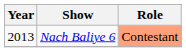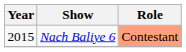(21, 36) 2013 -> (21, 36) 2015
